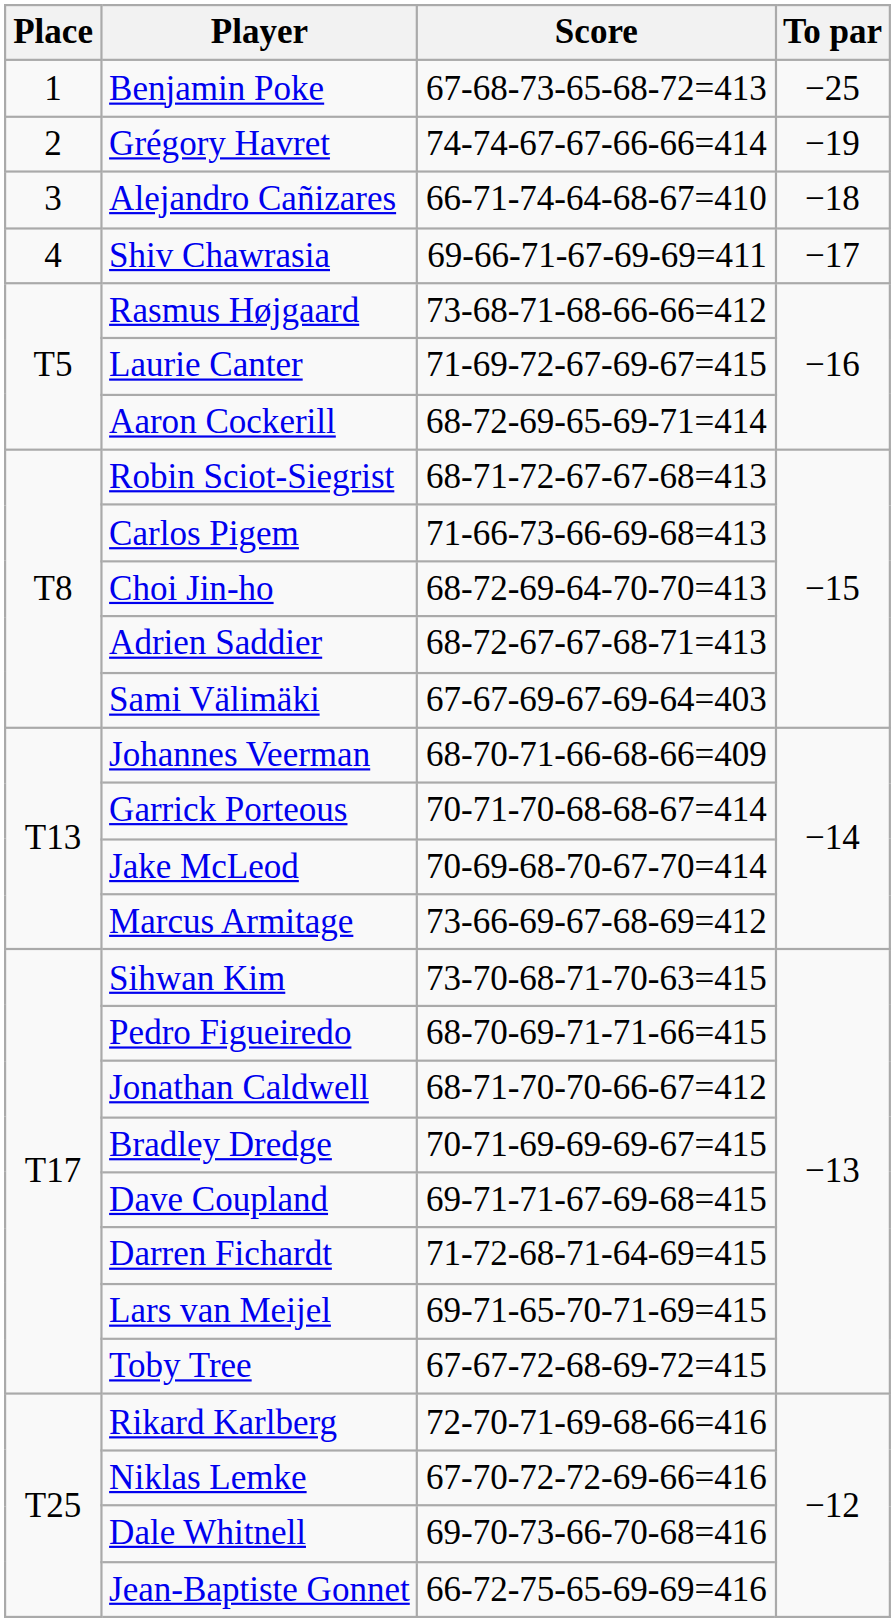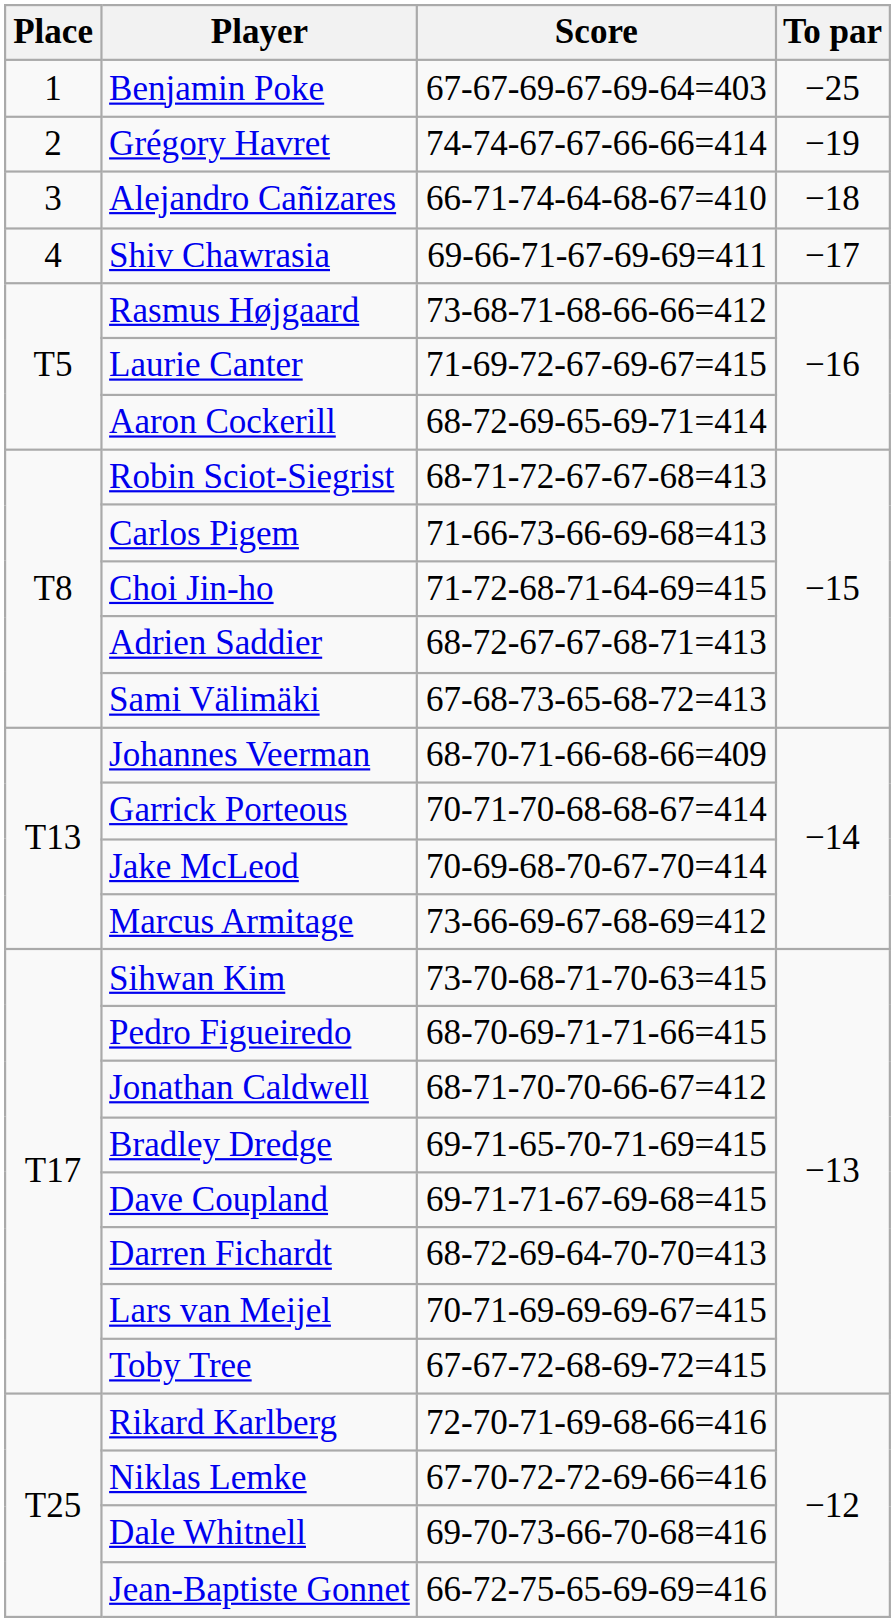(596, 87) 67-68-73-65-68-72=413 -> (596, 87) 67-67-69-67-69-64=403
(596, 587) 68-72-69-64-70-70=413 -> (596, 587) 71-72-68-71-64-69=415
(596, 699) 67-67-69-67-69-64=403 -> (596, 699) 67-68-73-65-68-72=413
(596, 1143) 70-71-69-69-69-67=415 -> (596, 1143) 69-71-65-70-71-69=415
(596, 1254) 71-72-68-71-64-69=415 -> (596, 1254) 68-72-69-64-70-70=413
(596, 1310) 69-71-65-70-71-69=415 -> (596, 1310) 70-71-69-69-69-67=415
